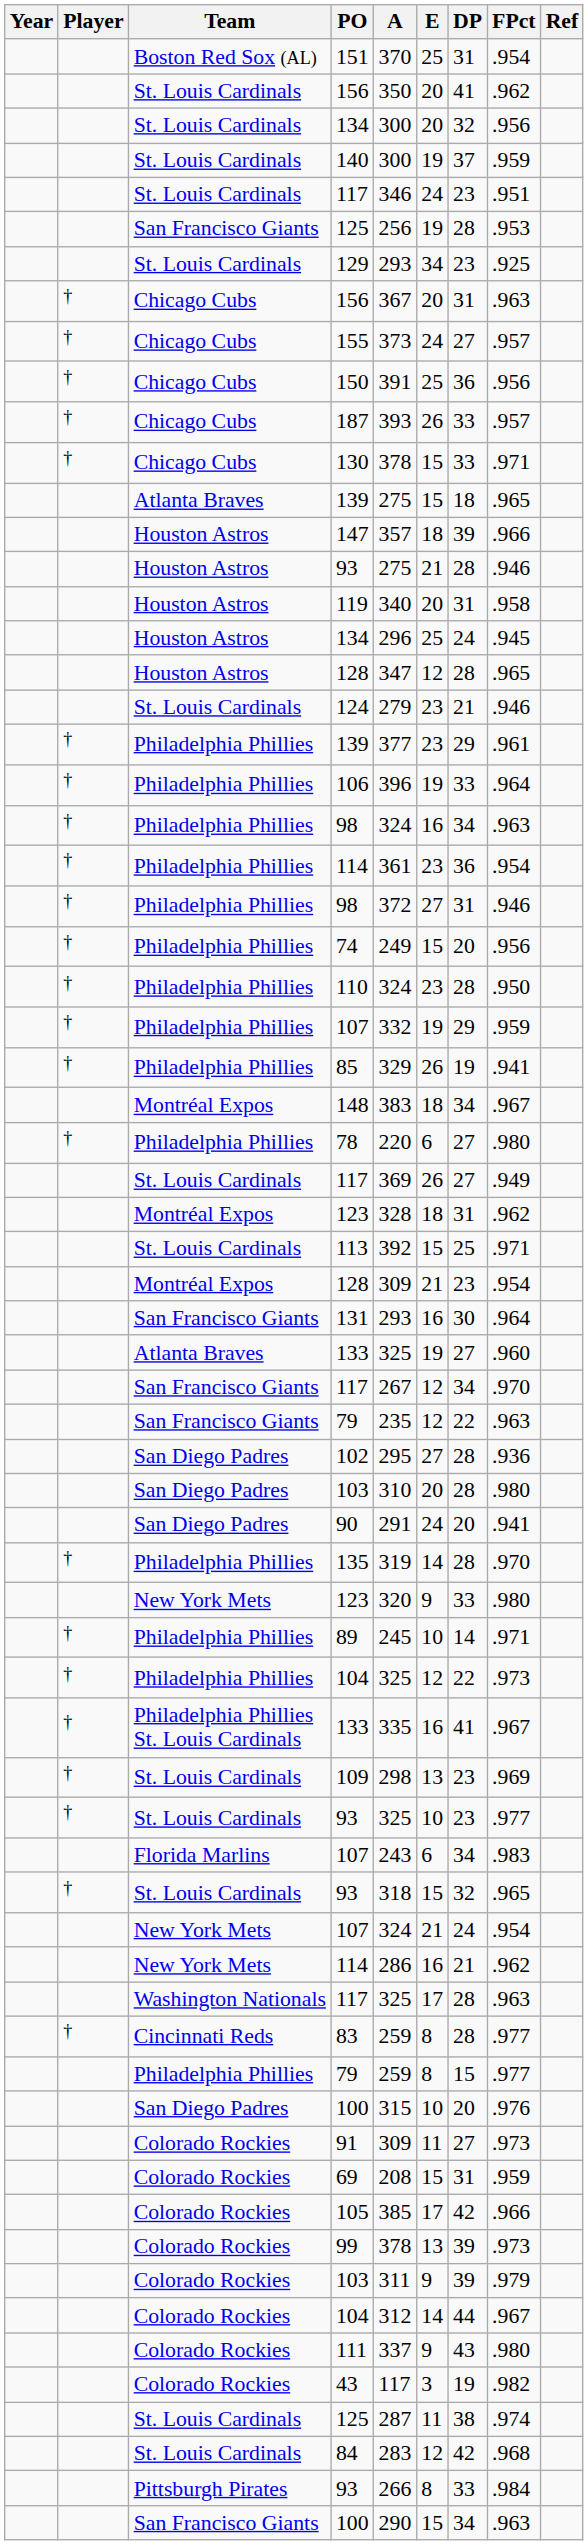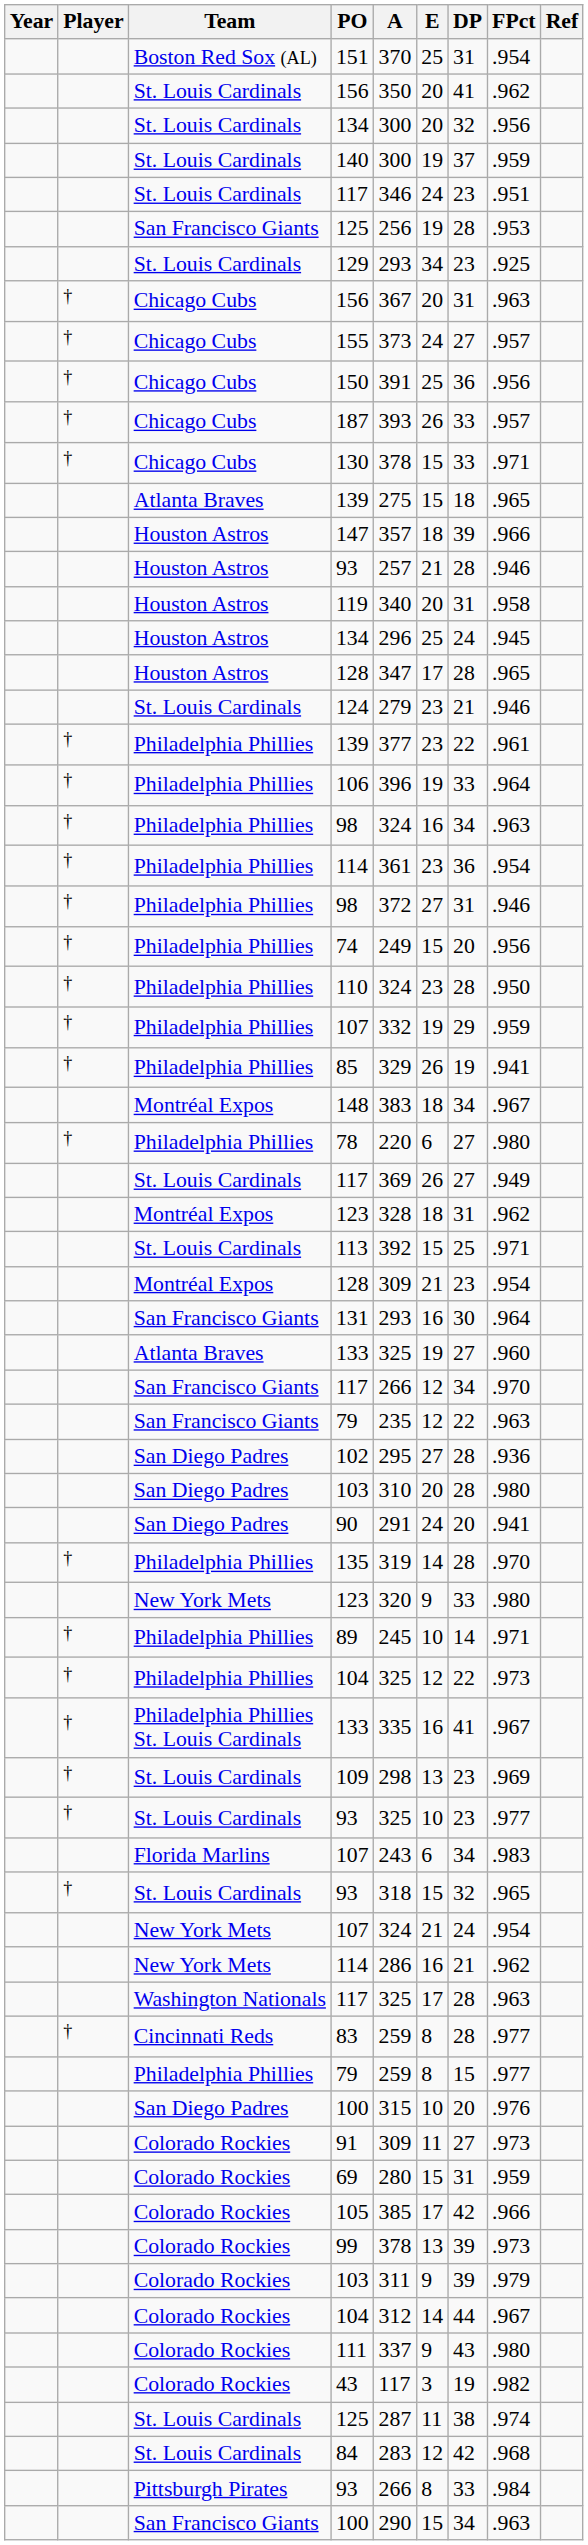(395, 568) 275 -> (395, 568) 257
(432, 672) 12 -> (432, 672) 17
(464, 744) 29 -> (464, 744) 22
(395, 1386) 267 -> (395, 1386) 266
(395, 2177) 208 -> (395, 2177) 280
